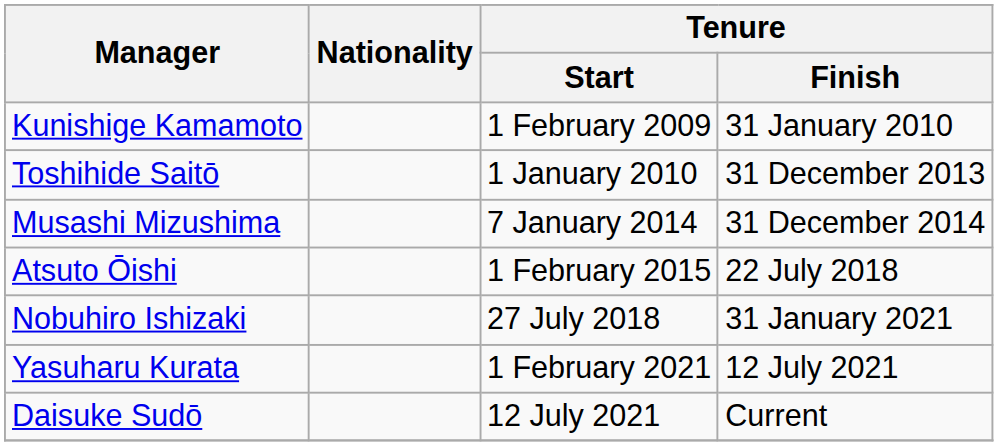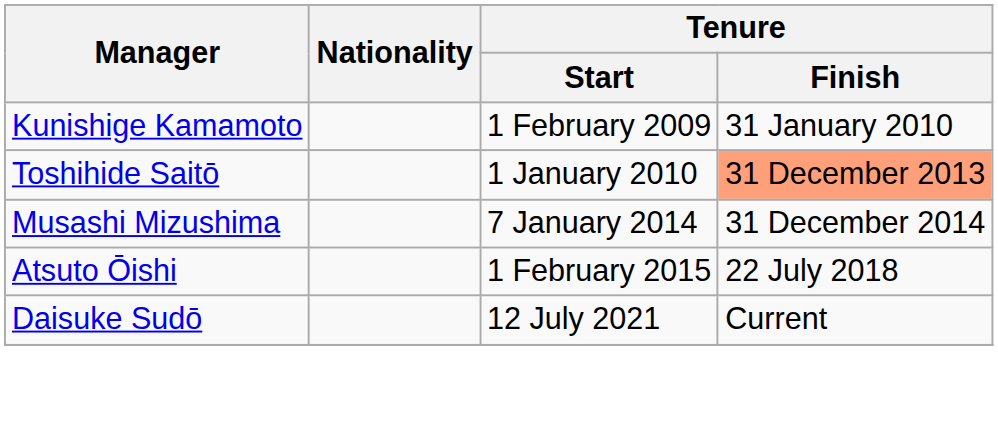(855, 174) no background -> (855, 174) lightsalmon background
- row: (129, 319)
- row: (126, 367)
